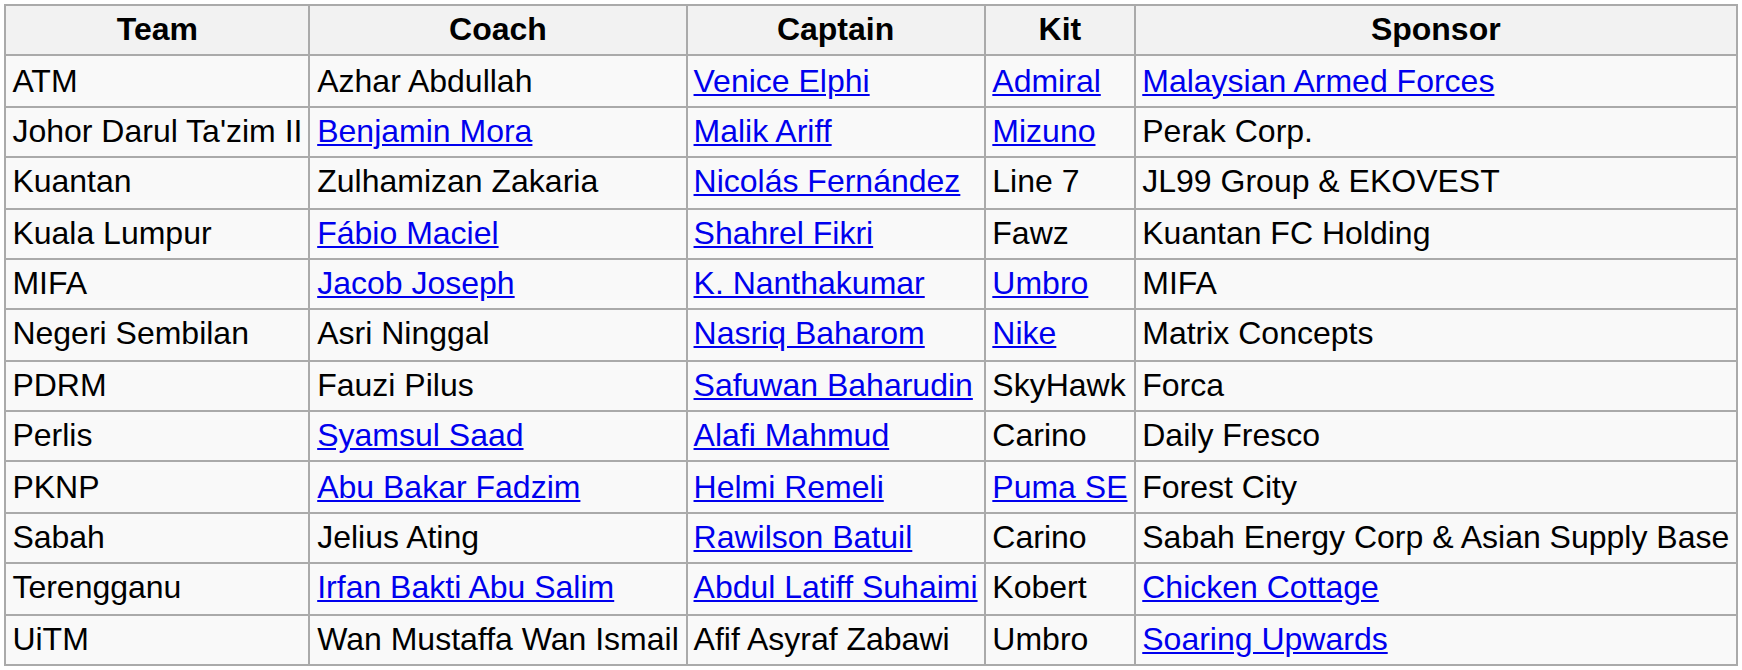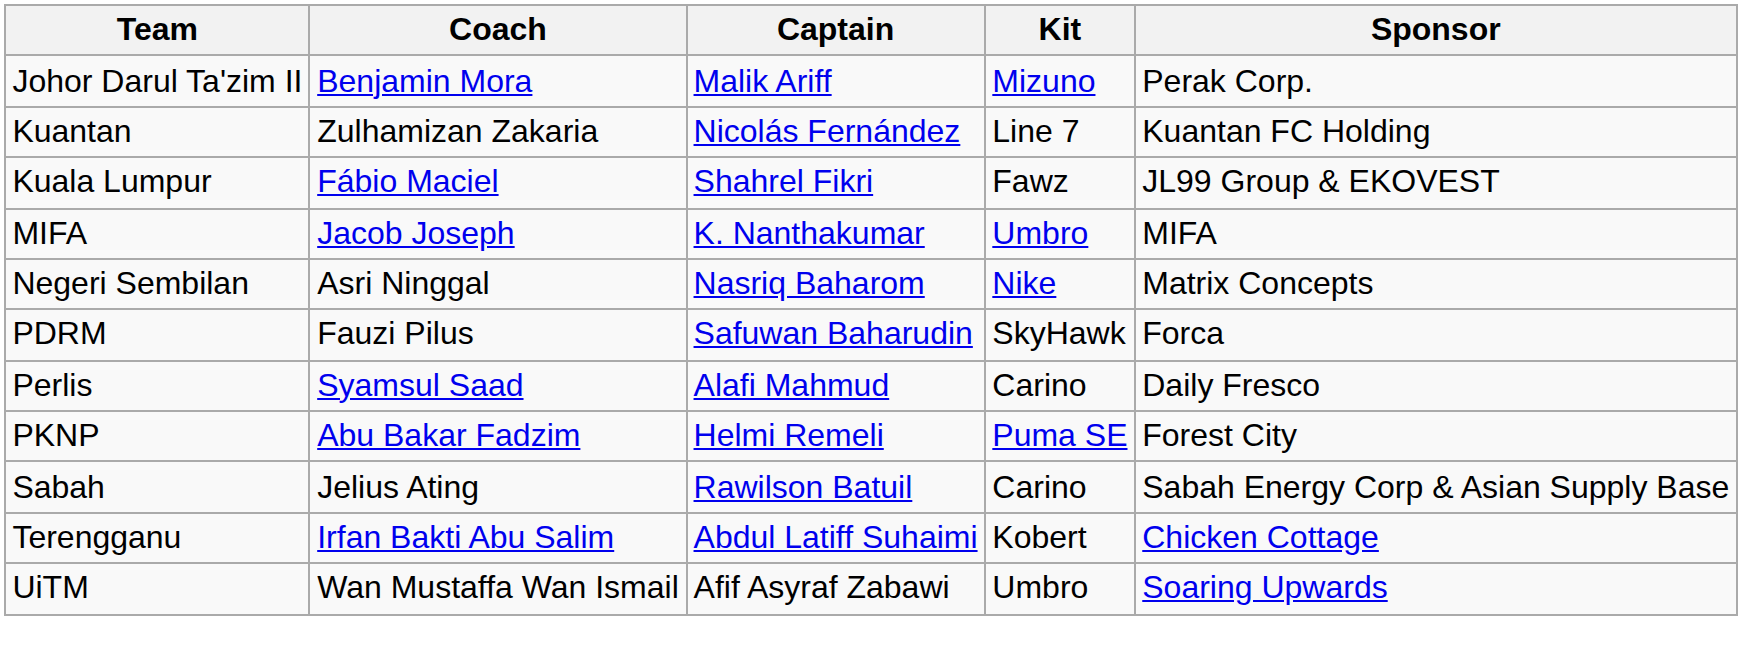- row: (45, 80)
(1321, 182) JL99 Group & EKOVEST -> (1286, 131) Kuantan FC Holding
(1286, 232) Kuantan FC Holding -> (1321, 182) JL99 Group & EKOVEST
